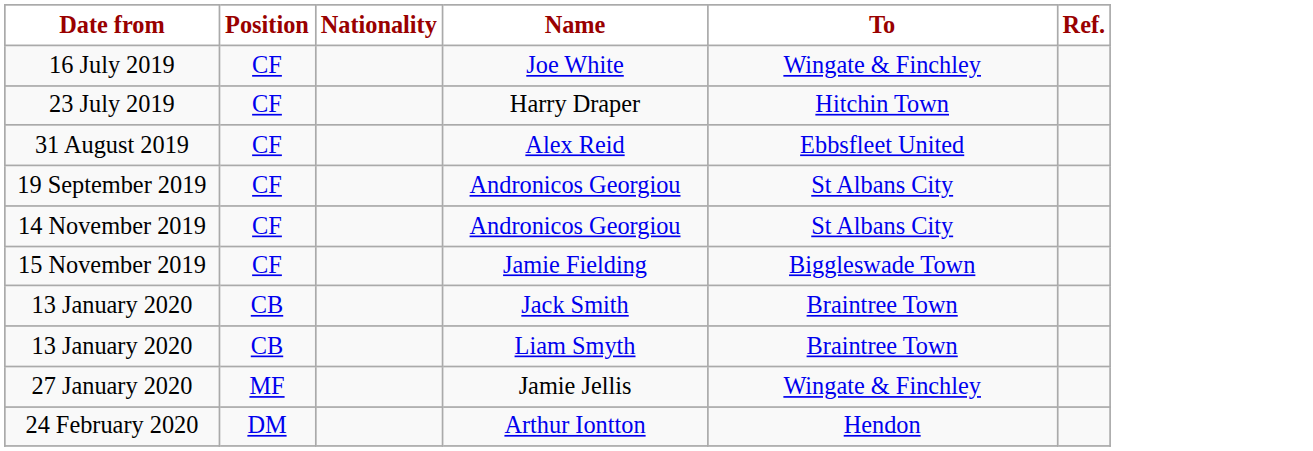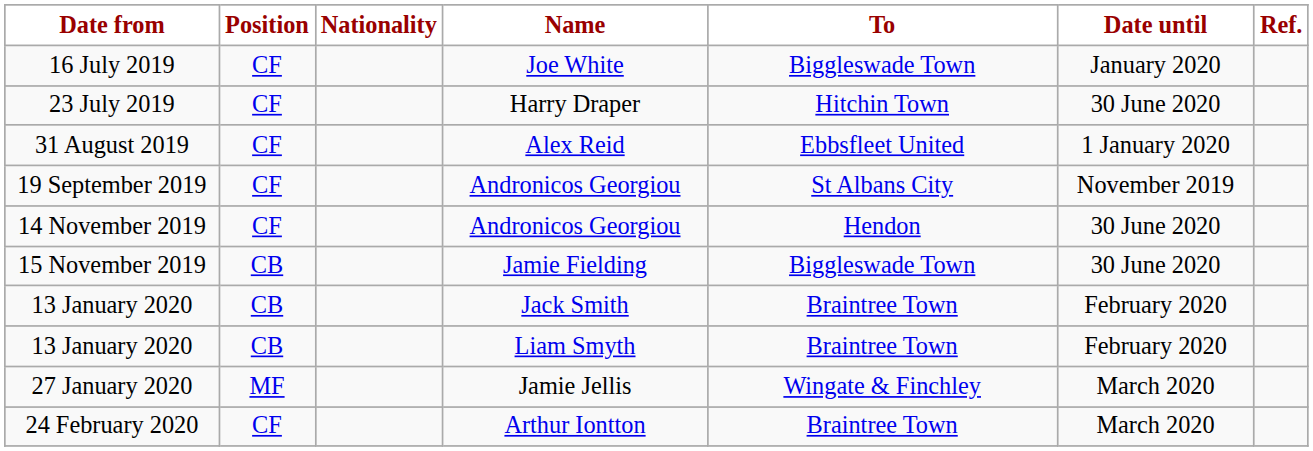+ column: (1156, 24)
(882, 65) Wingate & Finchley -> (882, 65) Biggleswade Town
(882, 225) St Albans City -> (882, 225) Hendon
(267, 265) CF -> (267, 265) CB
(267, 426) DM -> (267, 426) CF
(882, 426) Hendon -> (882, 426) Braintree Town
